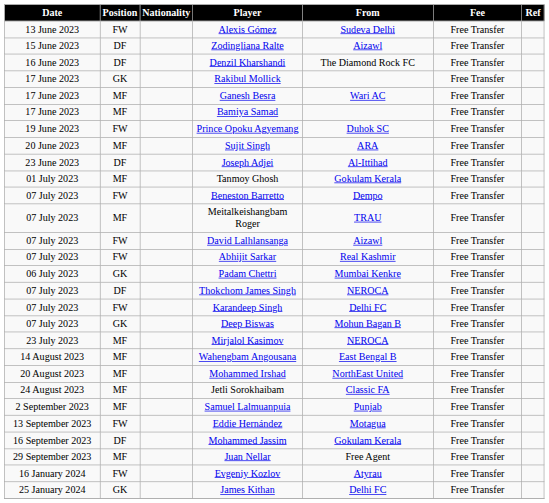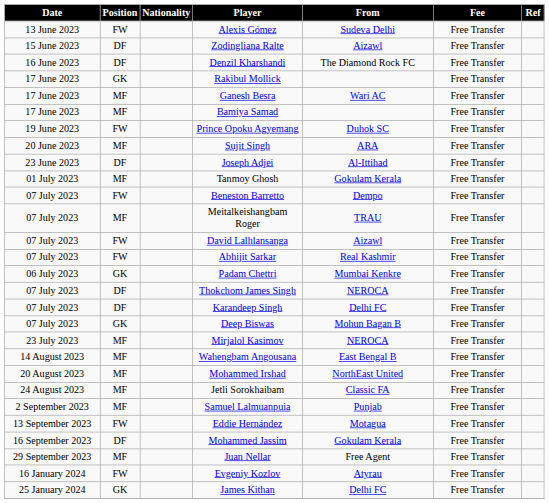(120, 307) FW -> (120, 307) DF
